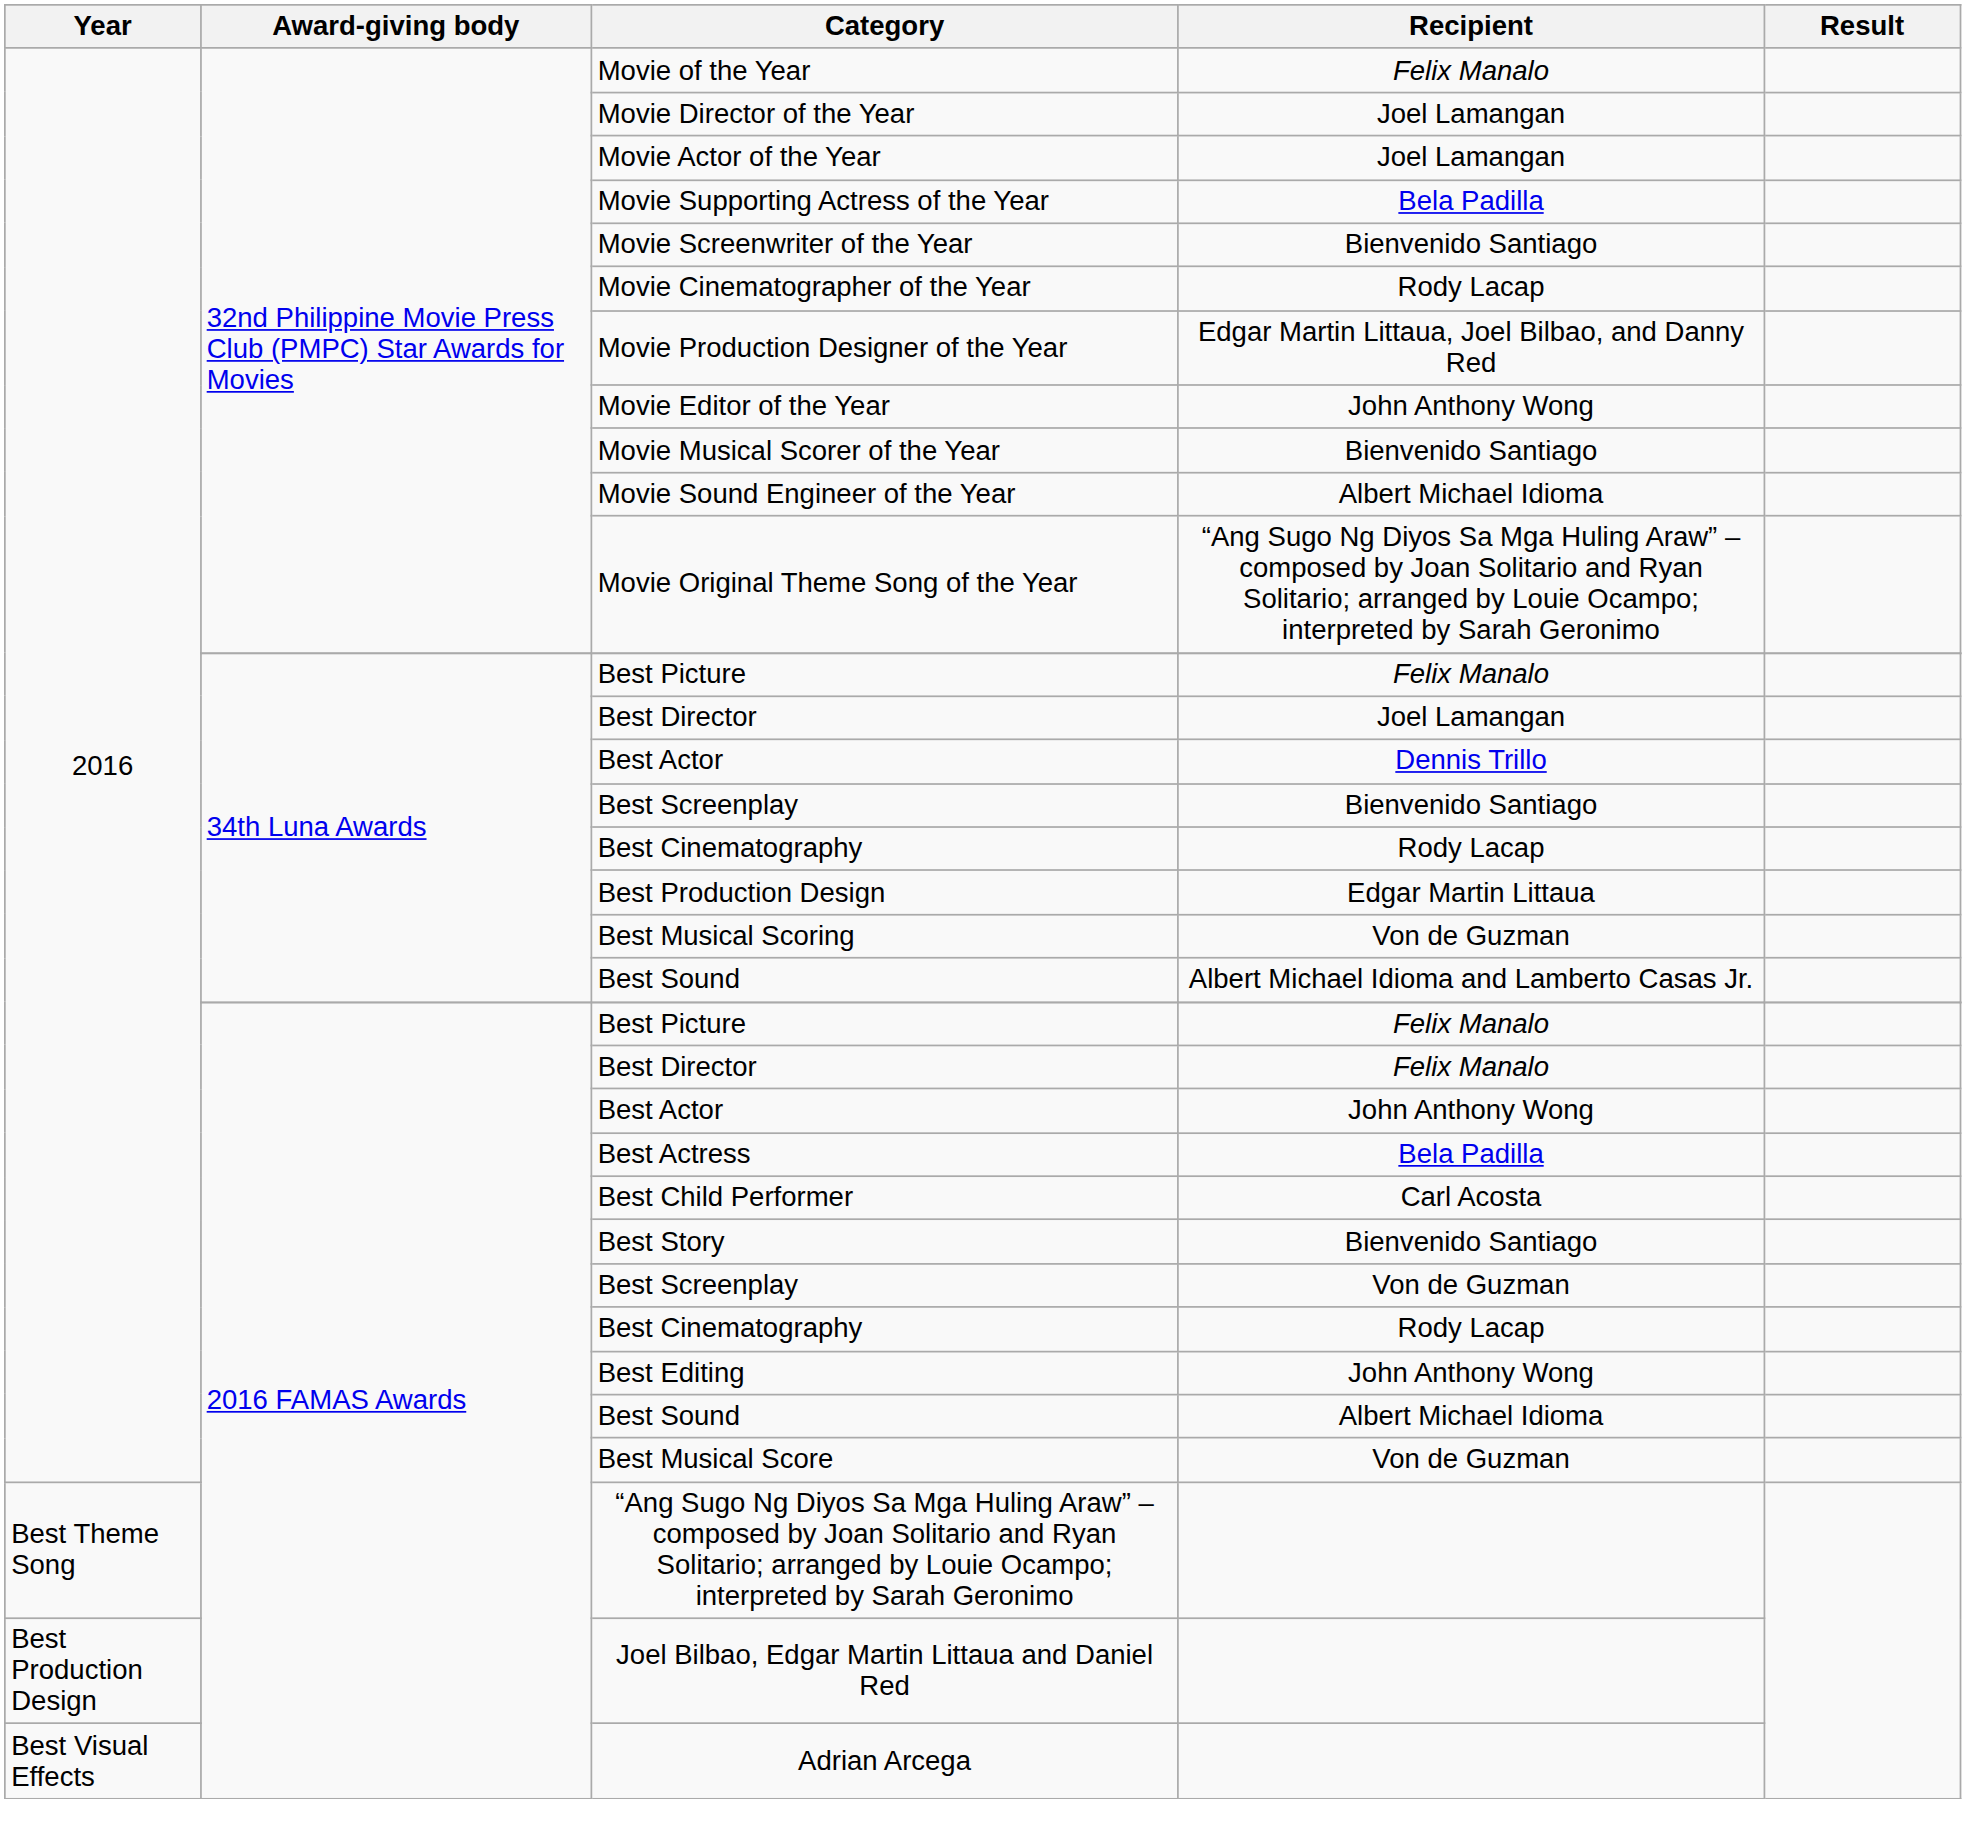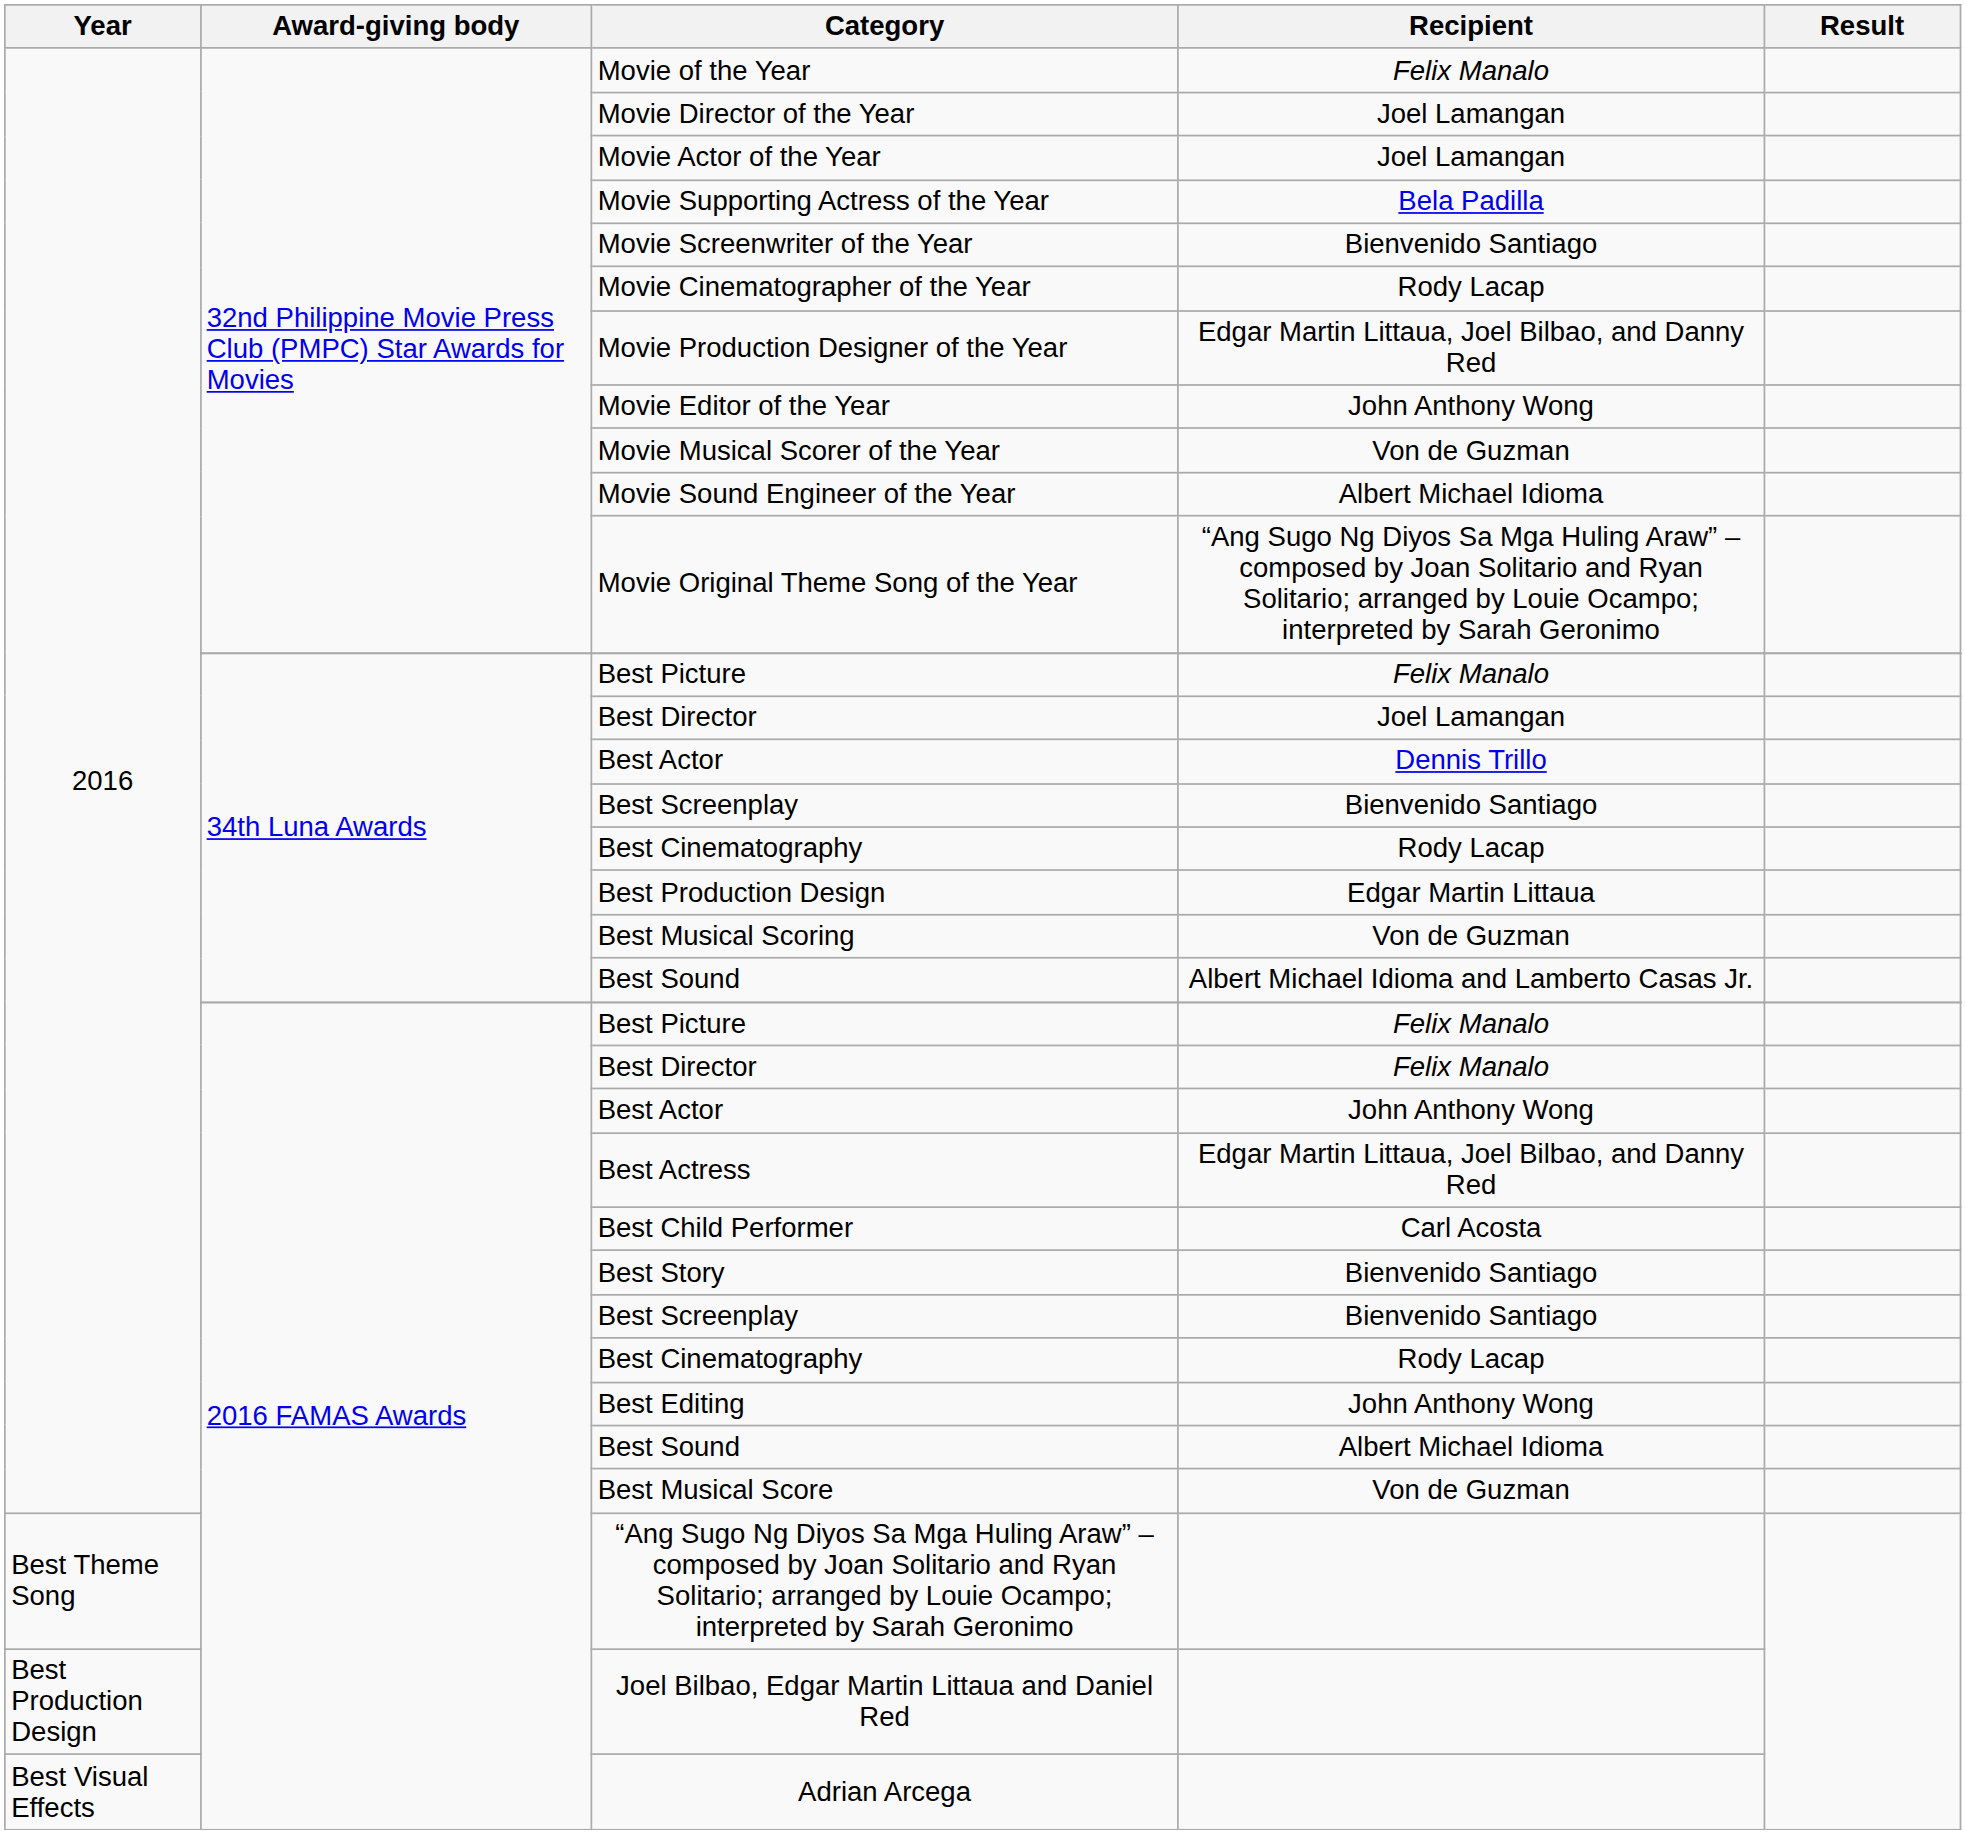(1471, 450) Bienvenido Santiago -> (1471, 450) Von de Guzman
(1471, 1153) Bela Padilla -> (1471, 1169) Edgar Martin Littaua, Joel Bilbao, and Danny Red
(1471, 1284) Von de Guzman -> (1471, 1315) Bienvenido Santiago
